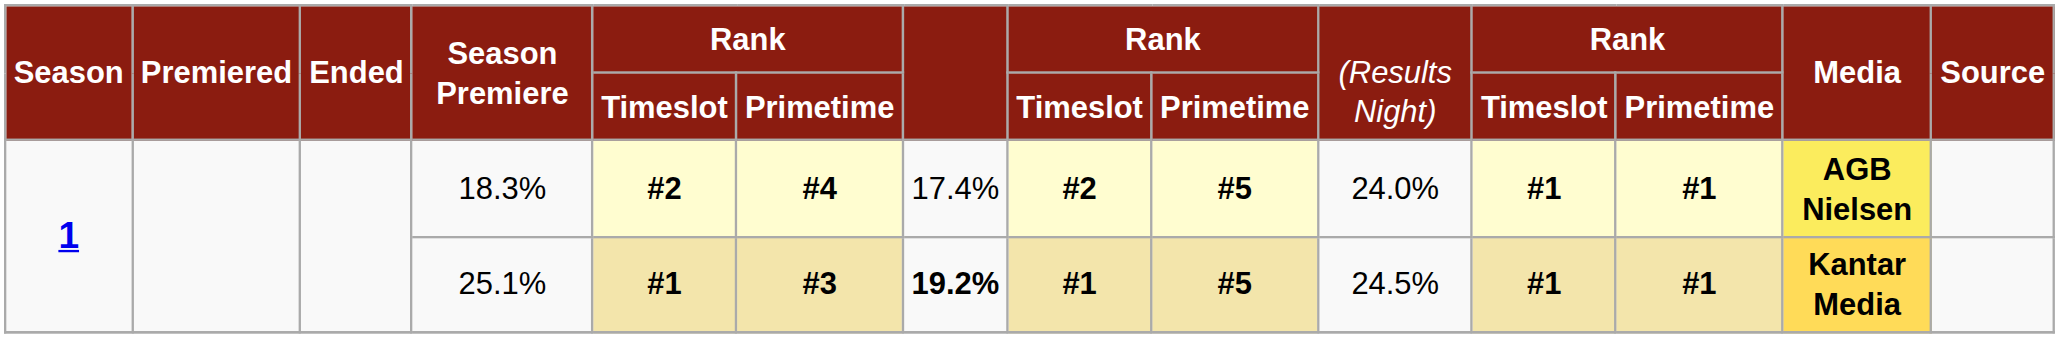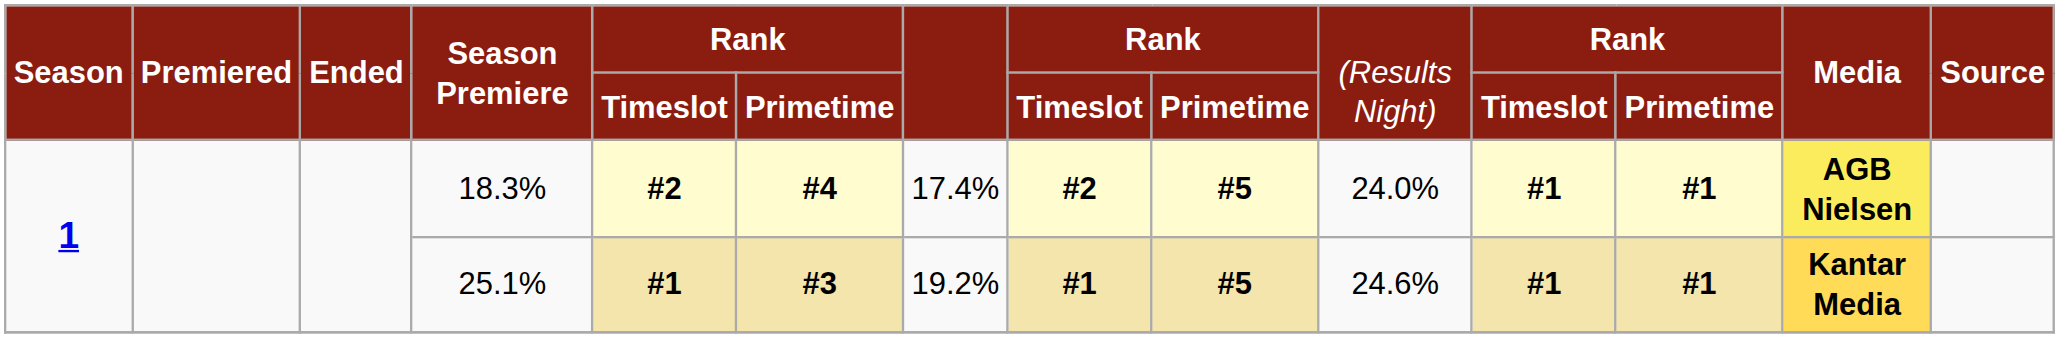(955, 282) bold -> (955, 285) normal
(1395, 285) 24.5% -> (1395, 285) 24.6%
